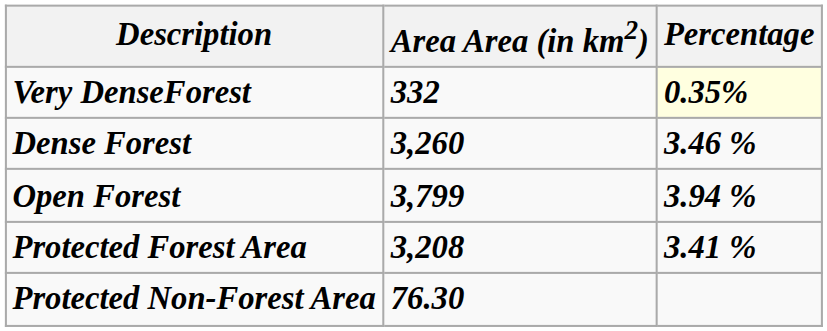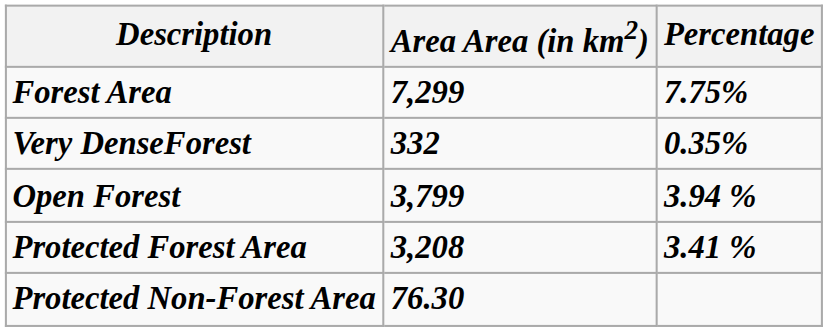+ row: (92, 91)
(706, 91) lightyellow background -> (706, 143) no background
- row: (102, 143)
